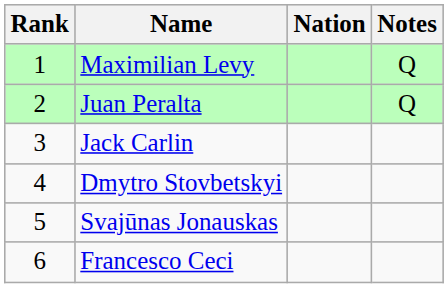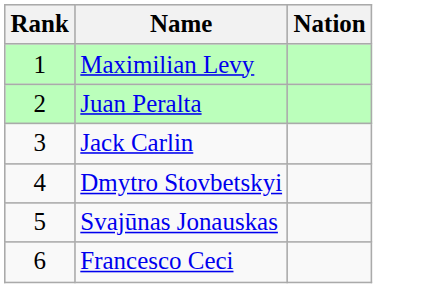- column: (407, 24)
